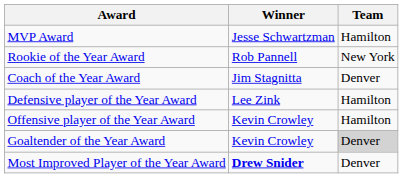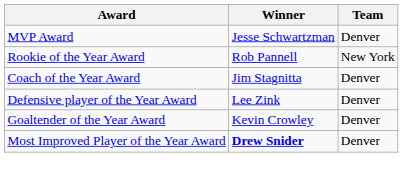(366, 36) Hamilton -> (360, 36) Denver
(366, 99) Hamilton -> (360, 99) Denver
- row: (101, 120)
(360, 141) lightgrey background -> (360, 120) no background
